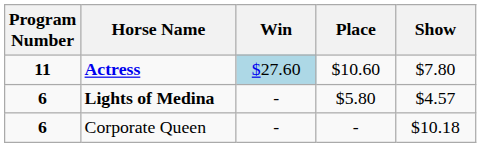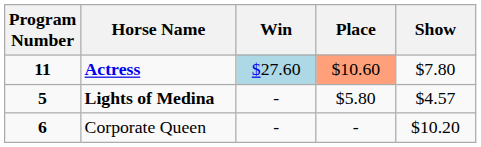(356, 69) no background -> (356, 69) lightsalmon background
(43, 98) 6 -> (43, 98) 5
(435, 128) $10.18 -> (435, 128) $10.20
